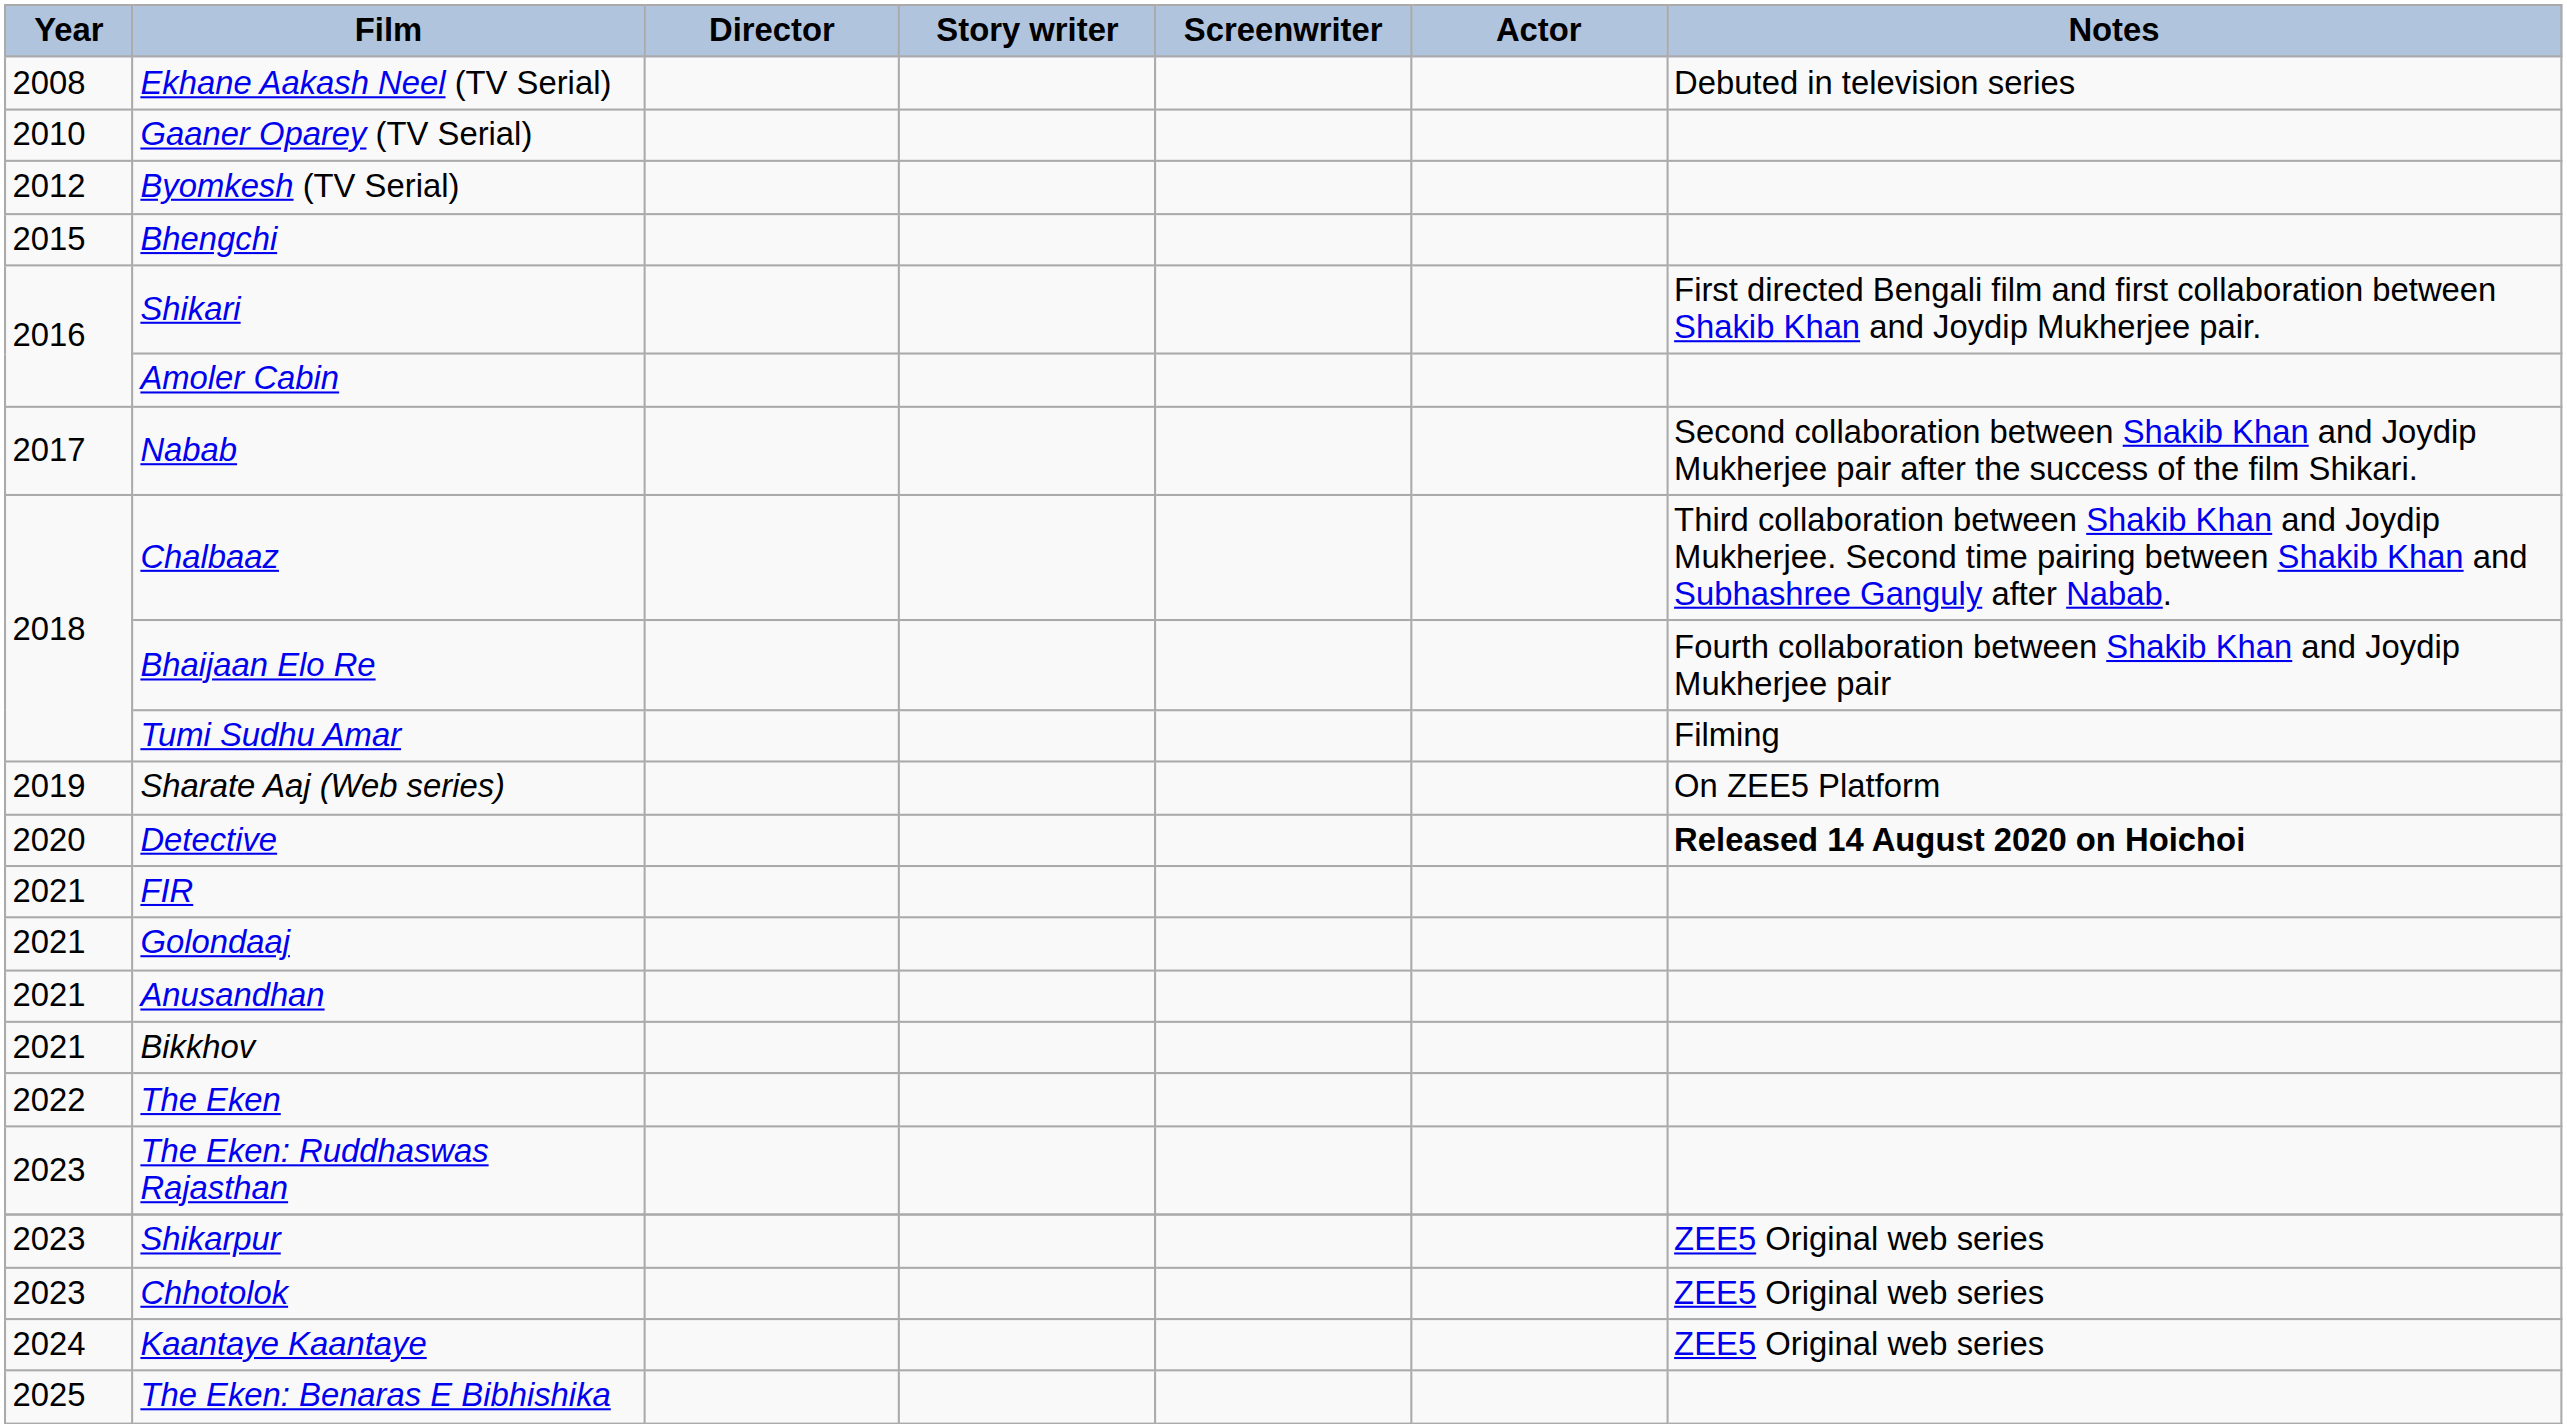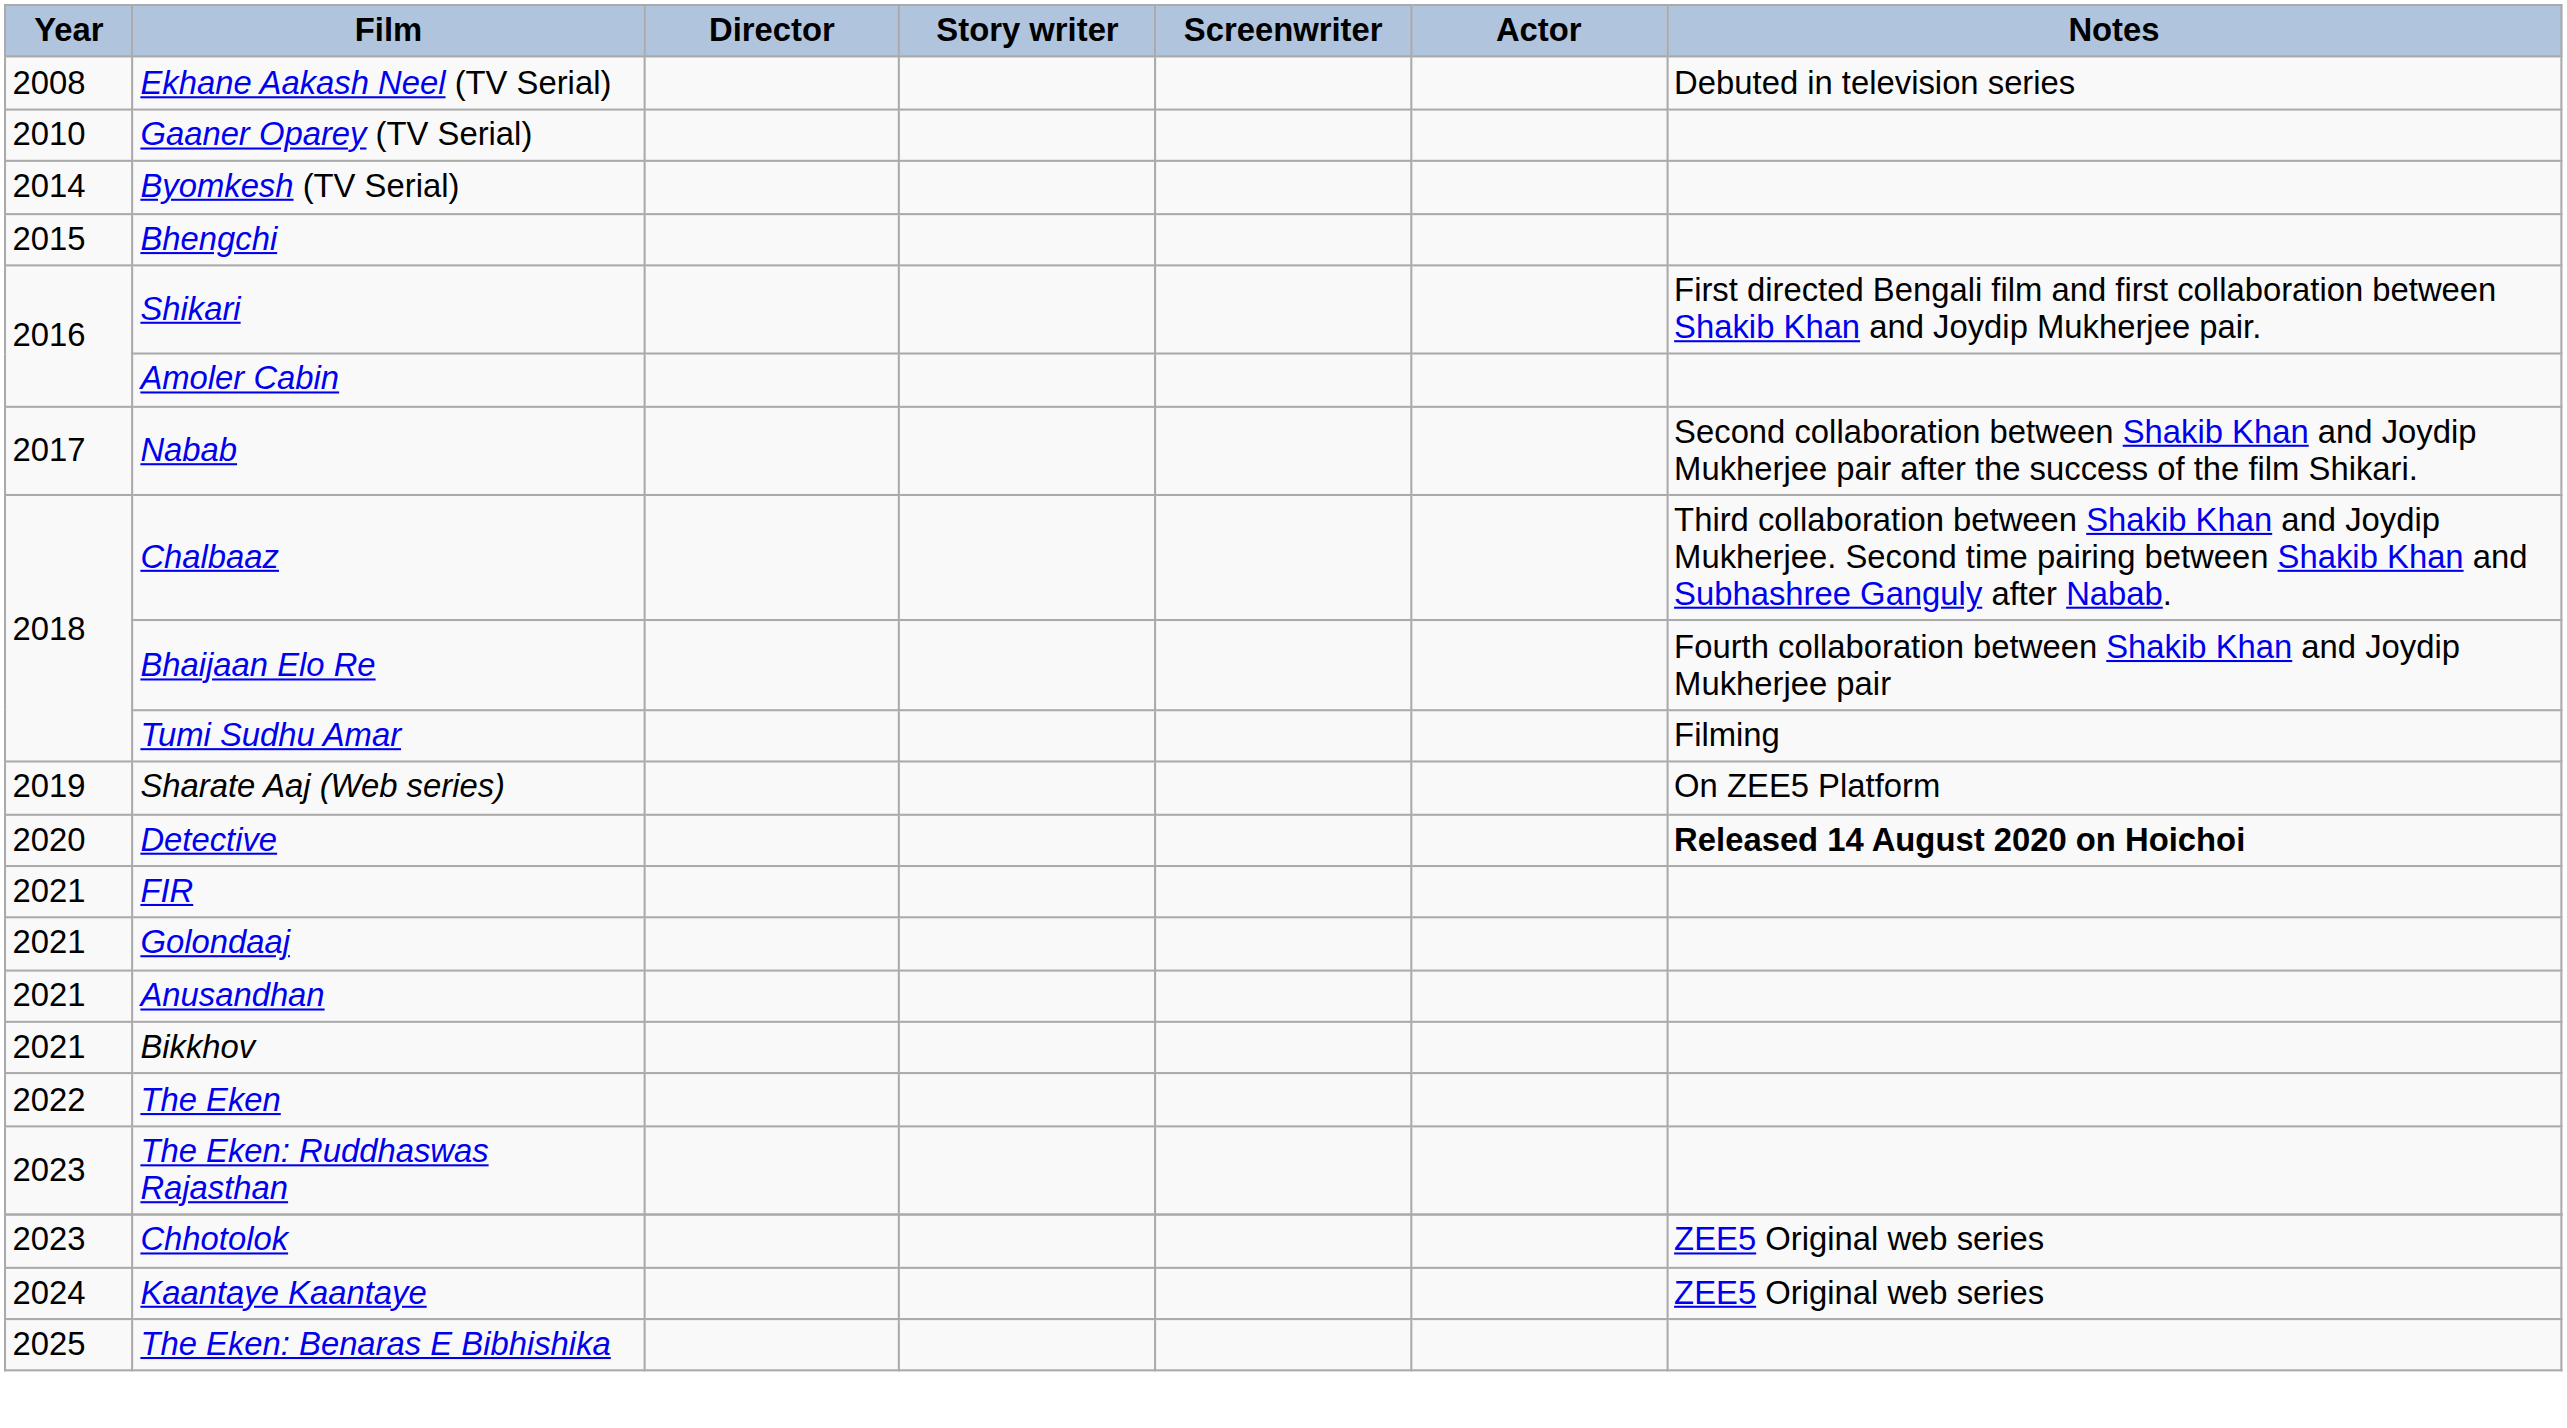(49, 186) 2012 -> (49, 186) 2014
- row: (211, 1240)
